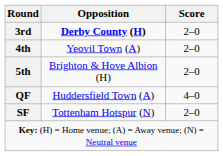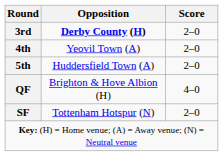(103, 71) Brighton & Hove Albion (H) -> (103, 65) Huddersfield Town (A)
(103, 95) Huddersfield Town (A) -> (103, 89) Brighton & Hove Albion (H)
